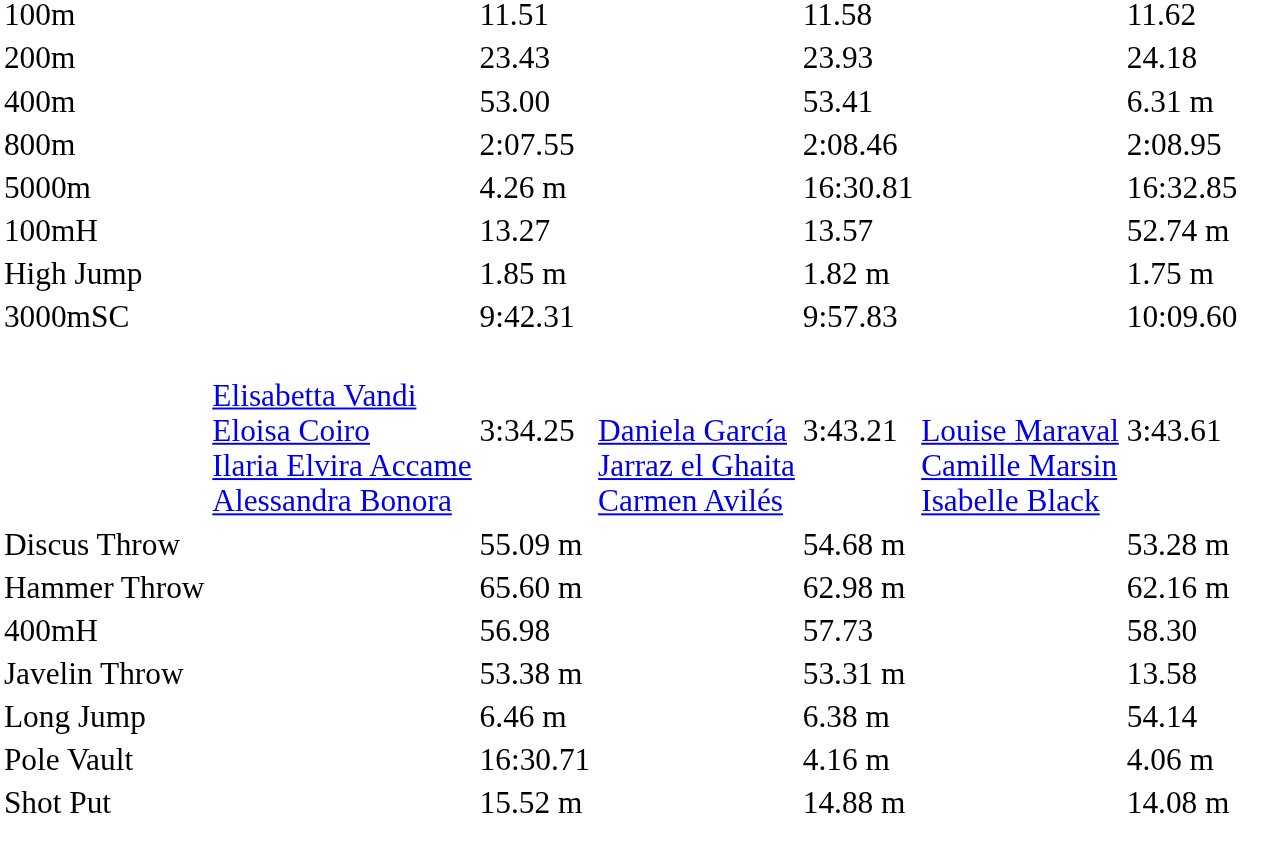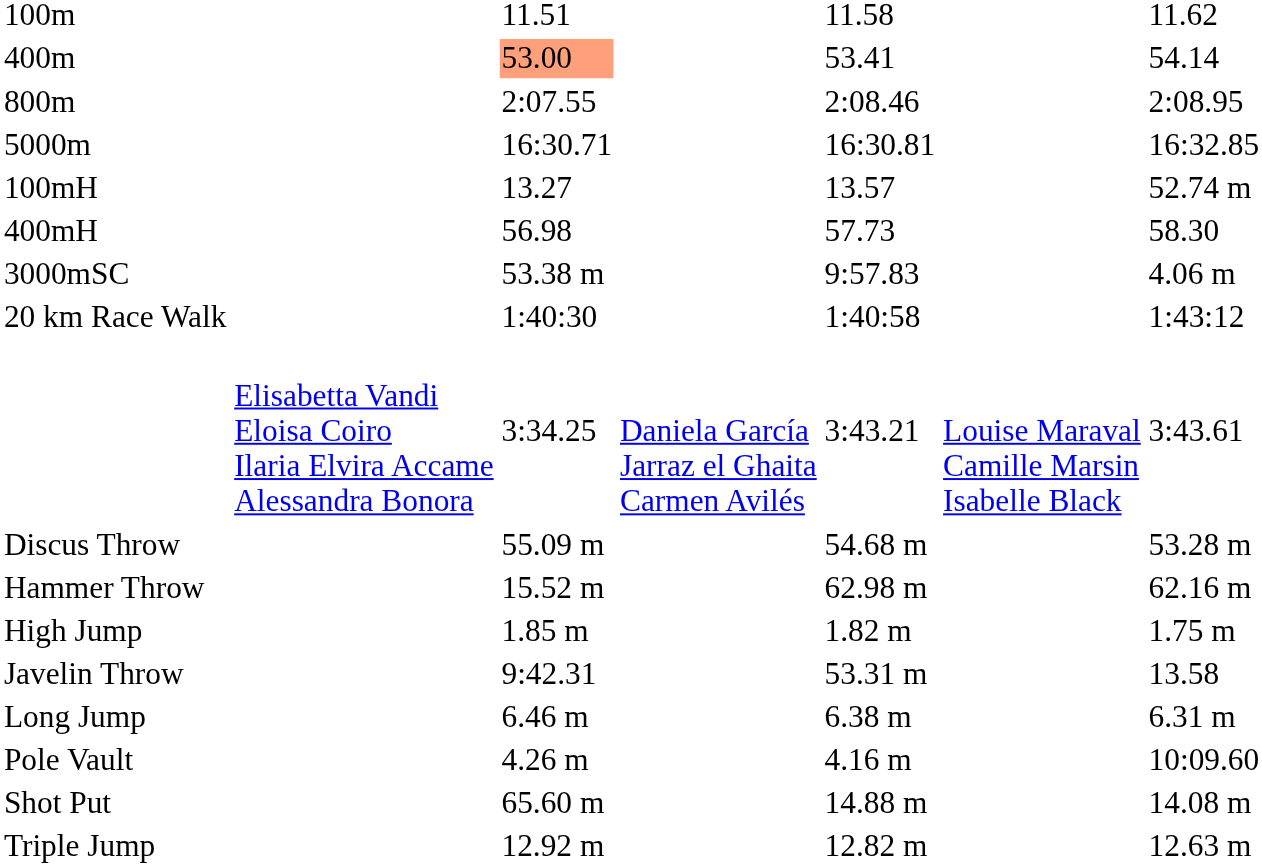- row: (40, 58)
(515, 101) no background -> (537, 58) lightsalmon background
(1170, 101) 6.31 m -> (1184, 58) 54.14
(523, 187) 4.26 m -> (557, 144) 16:30.71
rows swapped: (51, 630) <-> (73, 273)
(527, 316) 9:42.31 -> (553, 273) 53.38 m
(1182, 316) 10:09.60 -> (1192, 273) 4.06 m
+ row: (115, 316)
(531, 587) 65.60 m -> (553, 587) 15.52 m
(531, 673) 53.38 m -> (549, 673) 9:42.31
(1162, 716) 54.14 -> (1192, 716) 6.31 m
(535, 759) 16:30.71 -> (545, 759) 4.26 m
(1170, 759) 4.06 m -> (1204, 759) 10:09.60
(531, 802) 15.52 m -> (553, 802) 65.60 m
+ row: (80, 846)
